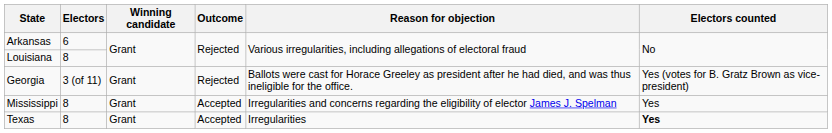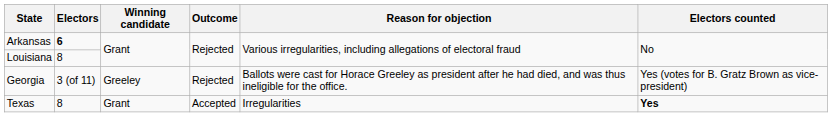(66, 41) normal -> (60, 41) bold
(122, 80) Grant -> (122, 80) Greeley
- row: (32, 103)
